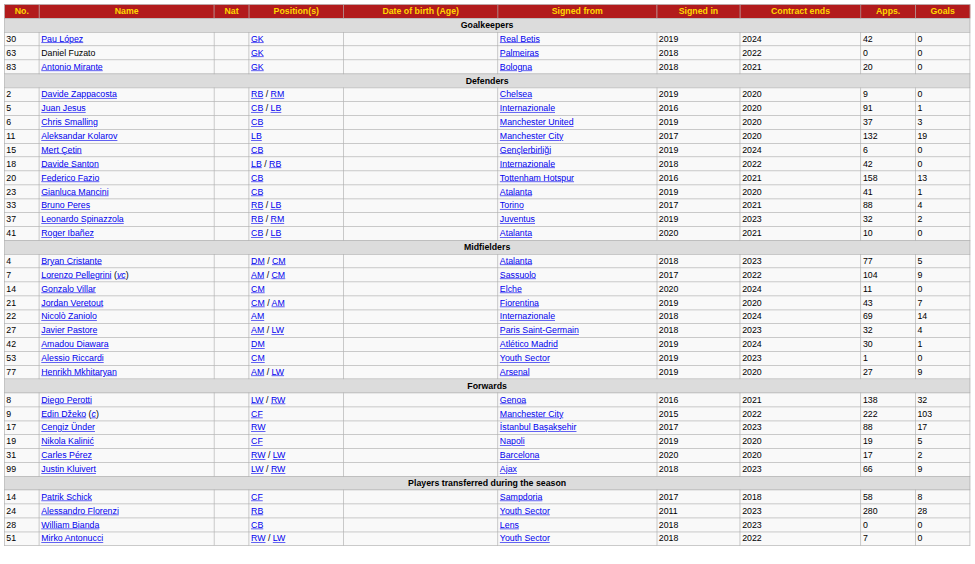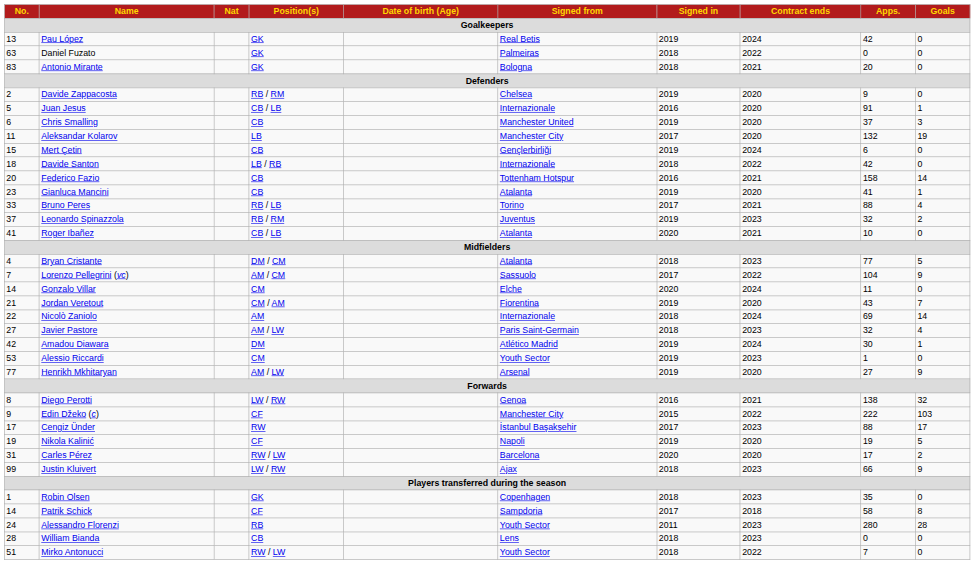(11, 39) 30 -> (11, 39) 13
(922, 178) 13 -> (922, 178) 14
+ row: (65, 497)
